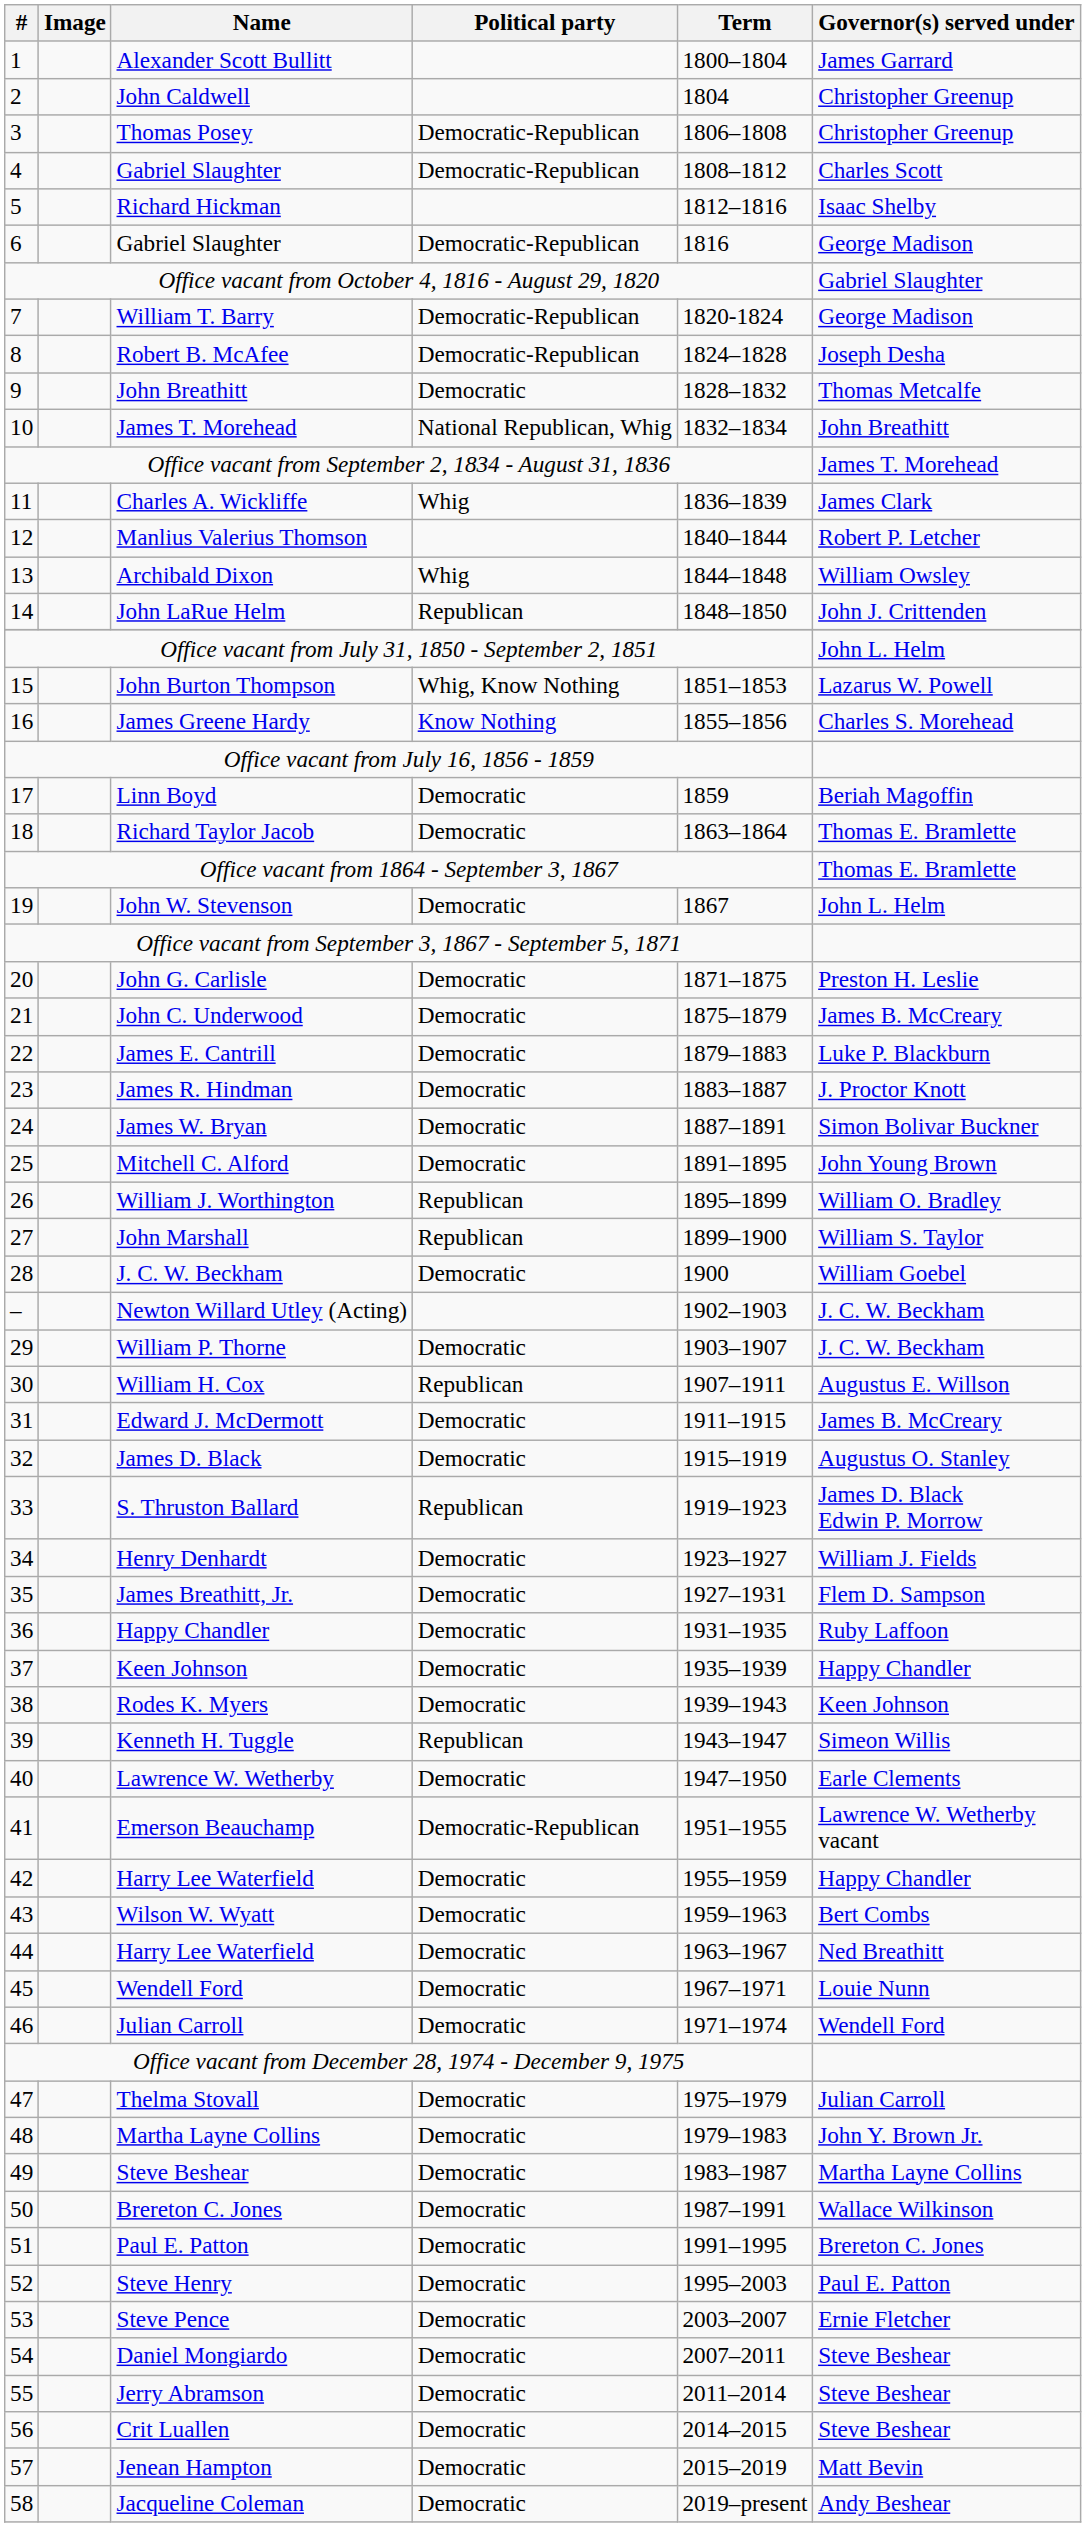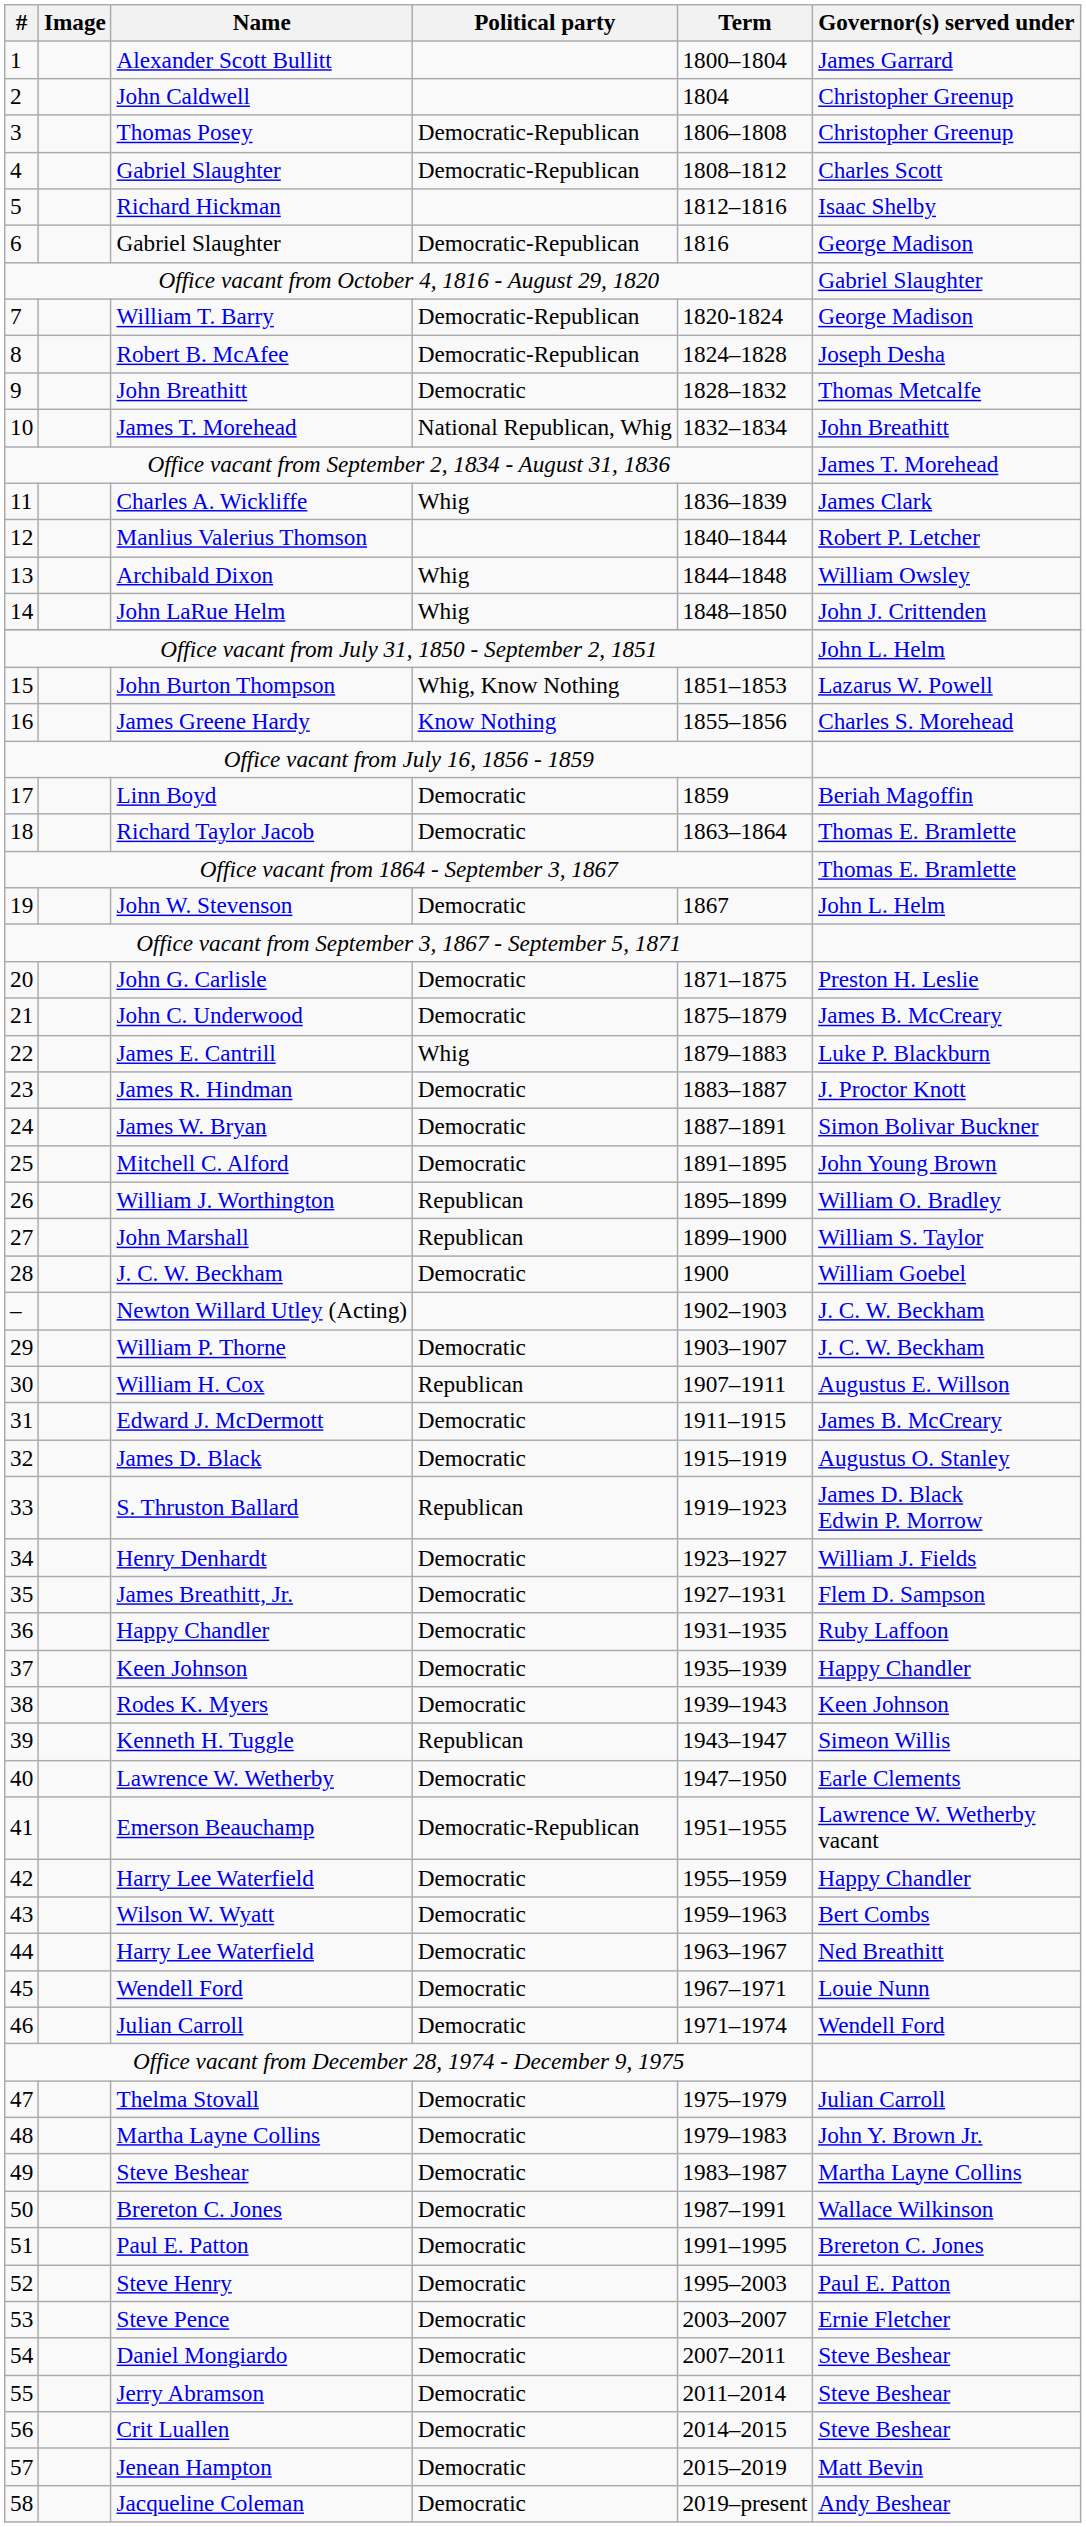(471, 611) Republican -> (443, 611) Whig
(472, 1053) Democratic -> (443, 1053) Whig
